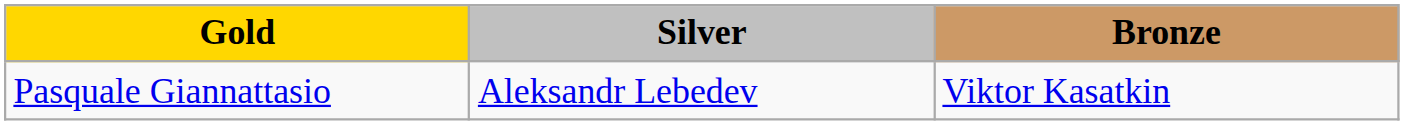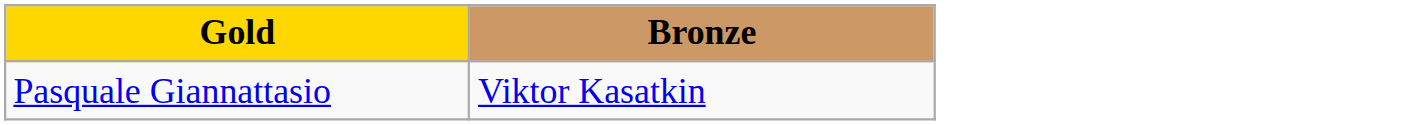- column: (702, 32)
